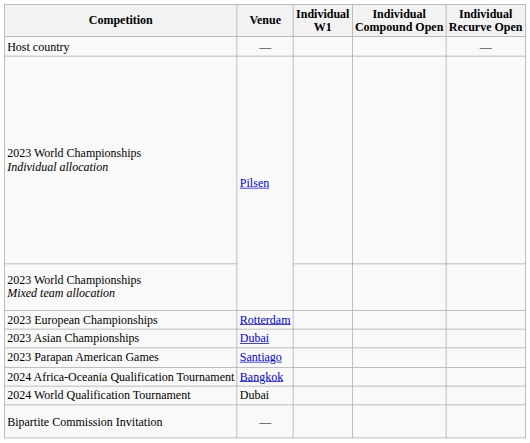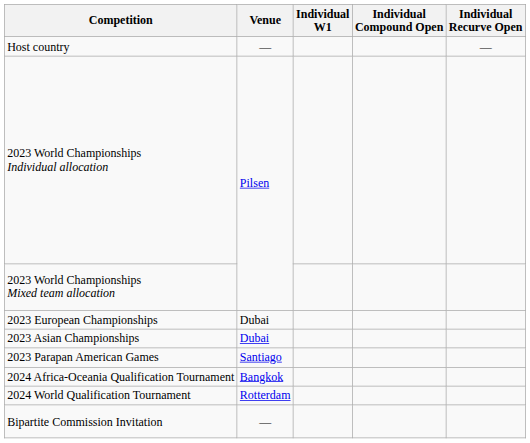(265, 319) Rotterdam -> (255, 319) Dubai
(255, 395) Dubai -> (265, 395) Rotterdam
